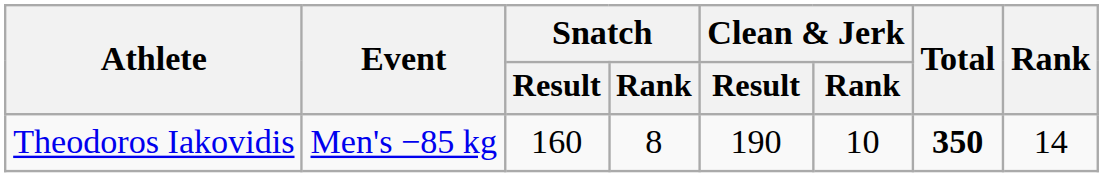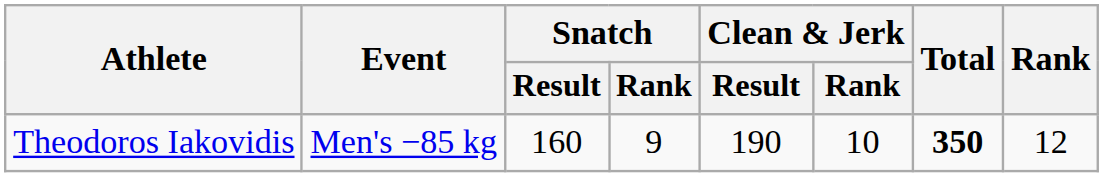(654, 142) 8 -> (654, 142) 9
(1051, 142) 14 -> (1051, 142) 12
